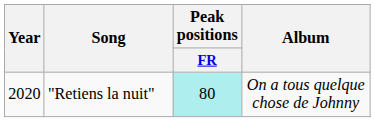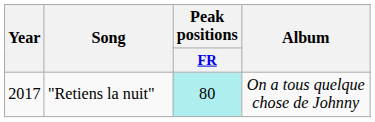(24, 94) 2020 -> (24, 94) 2017
